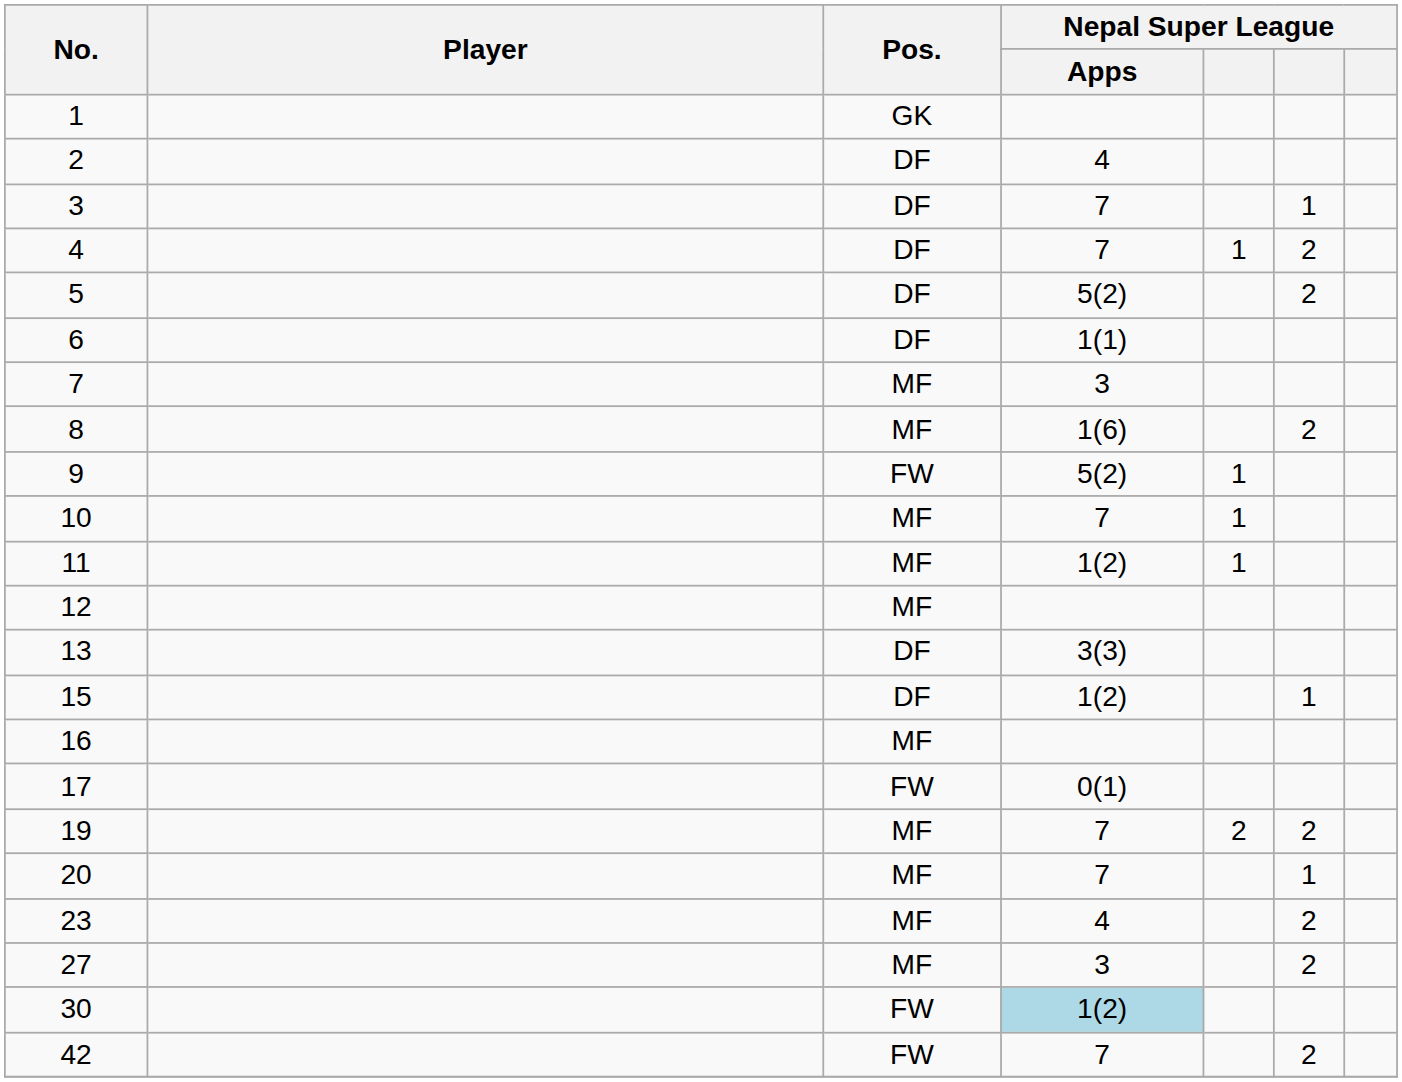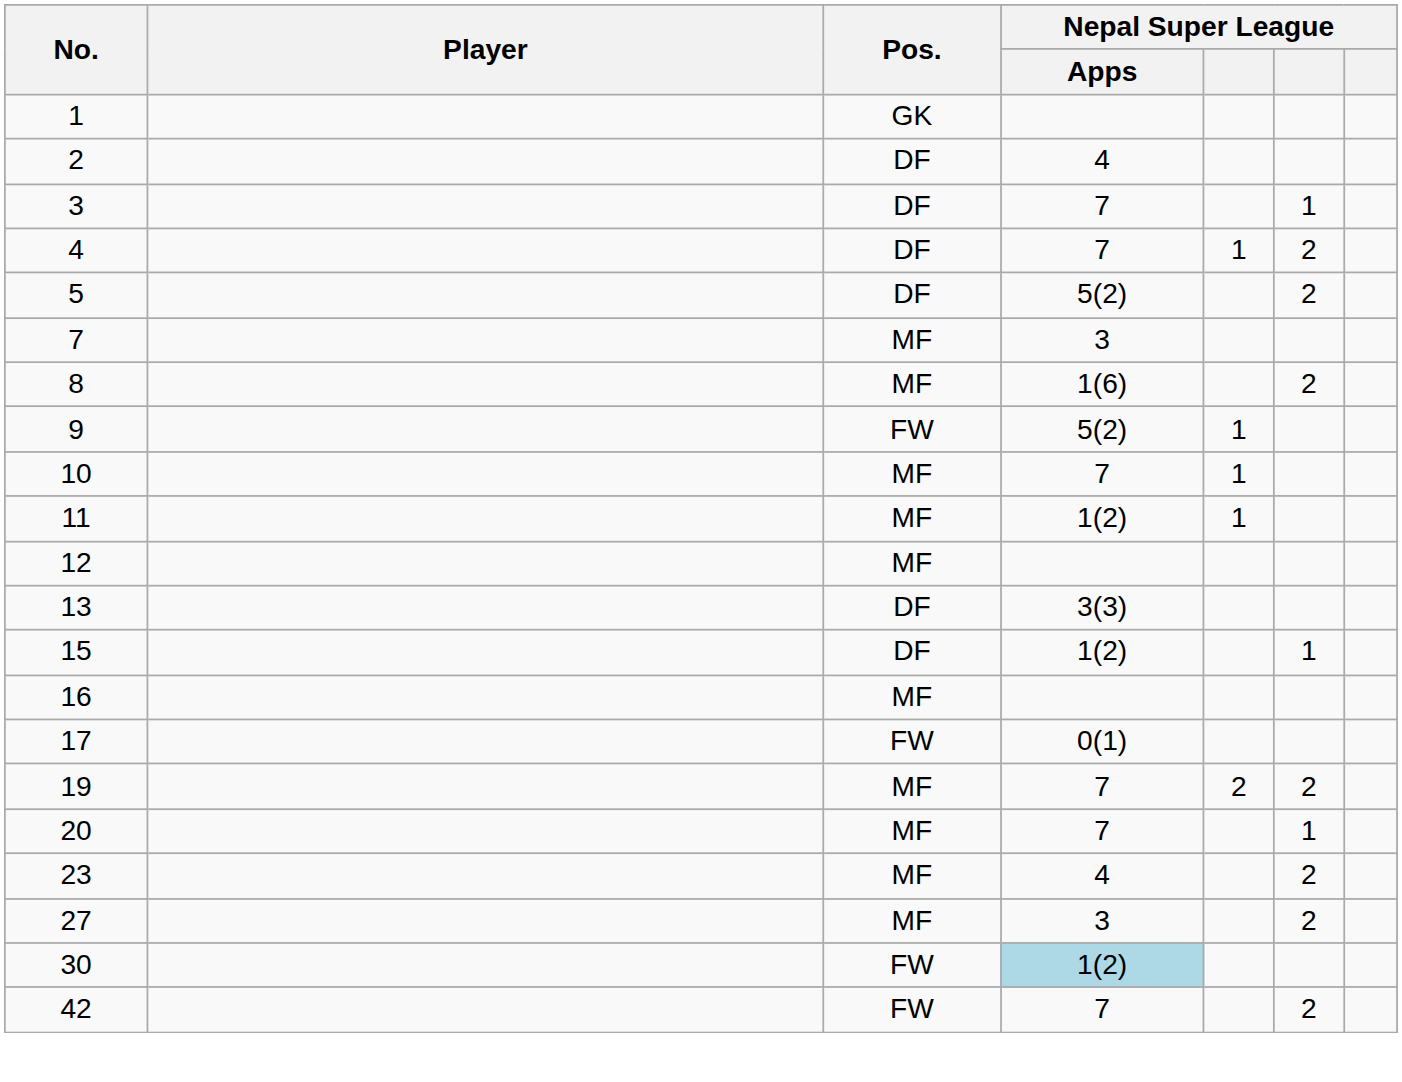- row: (76, 339)
